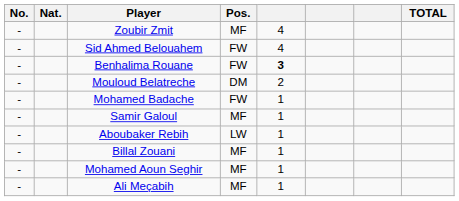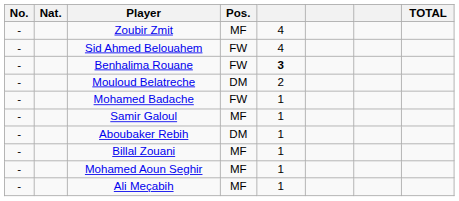(238, 134) LW -> (238, 134) DM
